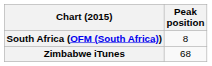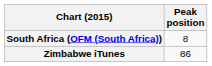(185, 54) 68 -> (185, 54) 86
